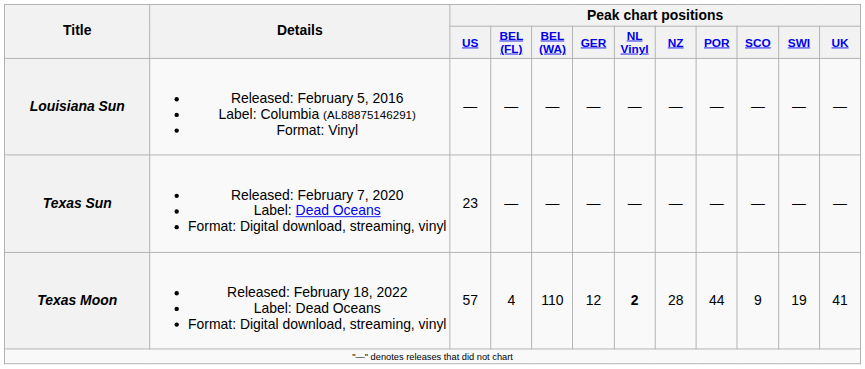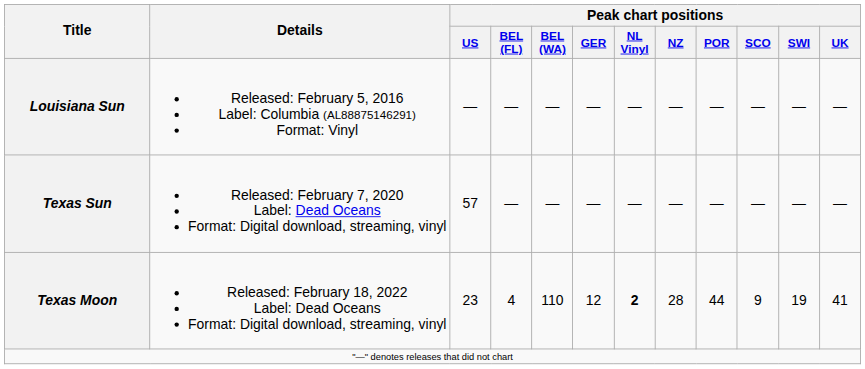(470, 203) 23 -> (470, 203) 57
(470, 300) 57 -> (470, 300) 23
